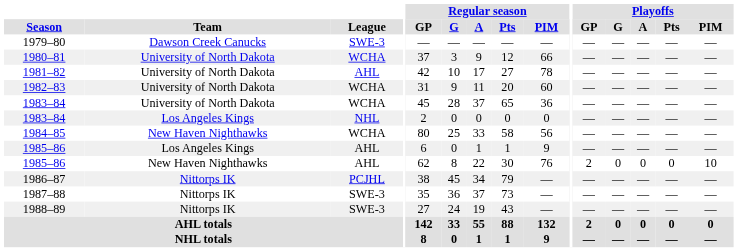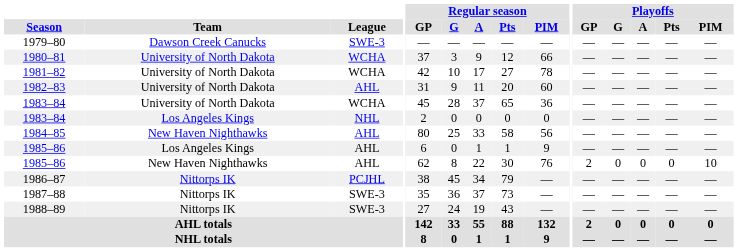(367, 72) AHL -> (367, 72) WCHA
(367, 87) WCHA -> (367, 87) AHL
(367, 133) WCHA -> (367, 133) AHL
